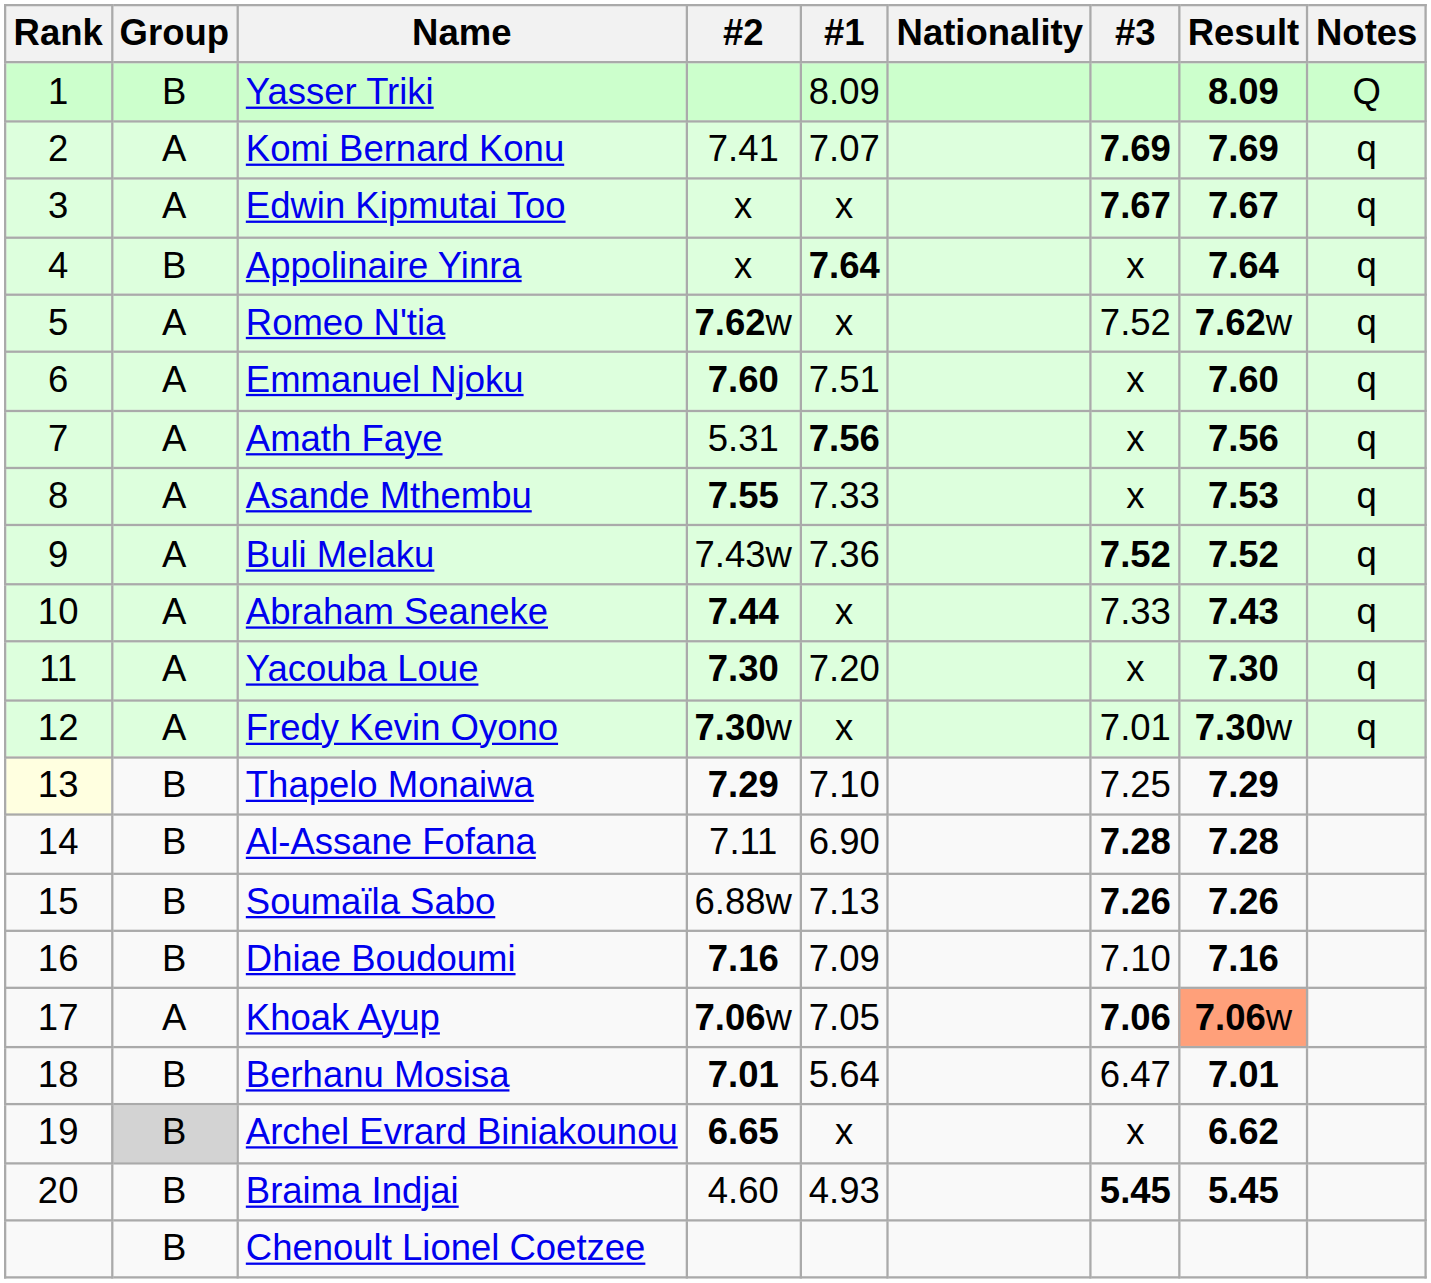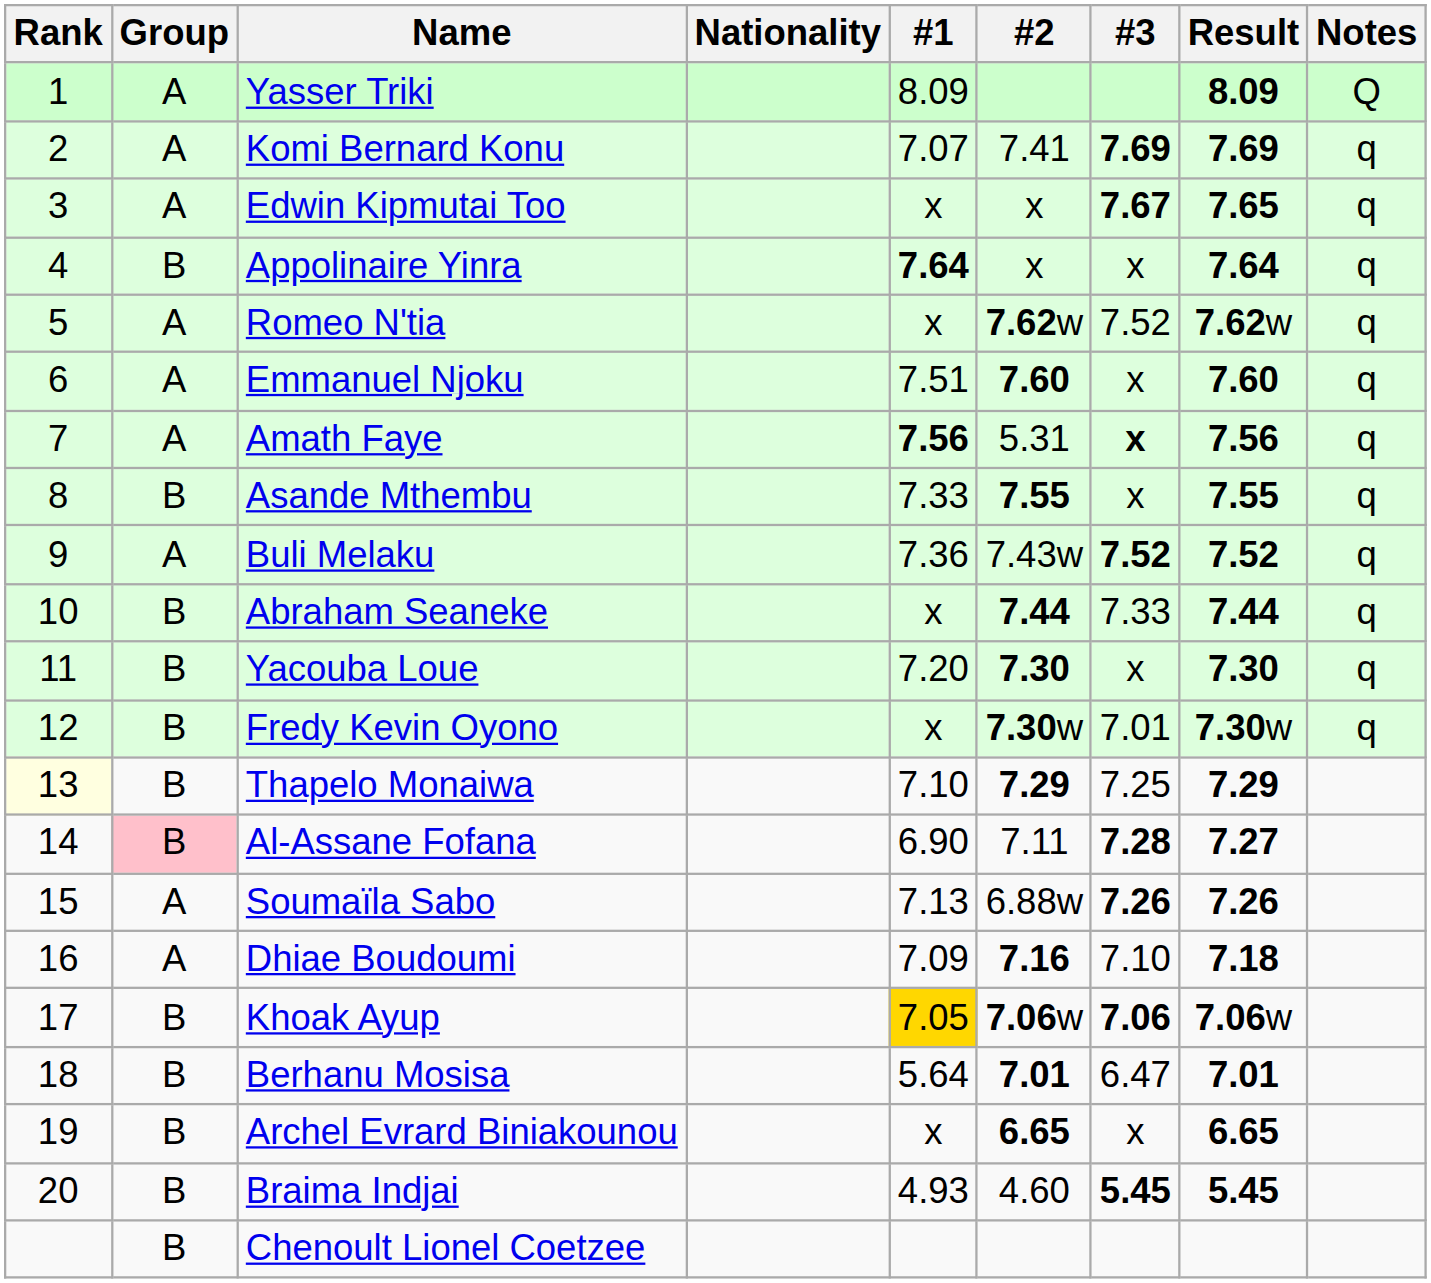columns swapped: (990, 33) <-> (743, 33)
(174, 91) B -> (174, 91) A
(1243, 206) 7.67 -> (1243, 206) 7.65
(1135, 438) normal -> (1135, 438) bold
(174, 496) A -> (174, 496) B
(1243, 496) 7.53 -> (1243, 496) 7.55
(174, 611) A -> (174, 611) B
(1243, 611) 7.43 -> (1243, 611) 7.44
(174, 669) A -> (174, 669) B
(174, 727) A -> (174, 727) B
(174, 843) no background -> (174, 843) pink background
(1243, 843) 7.28 -> (1243, 843) 7.27
(174, 901) B -> (174, 901) A
(174, 959) B -> (174, 959) A
(1243, 959) 7.16 -> (1243, 959) 7.18
(174, 1016) A -> (174, 1016) B
(844, 1016) no background -> (933, 1016) gold background
(1243, 1016) lightsalmon background -> (1243, 1016) no background
(174, 1132) lightgrey background -> (174, 1132) no background
(1243, 1132) 6.62 -> (1243, 1132) 6.65
